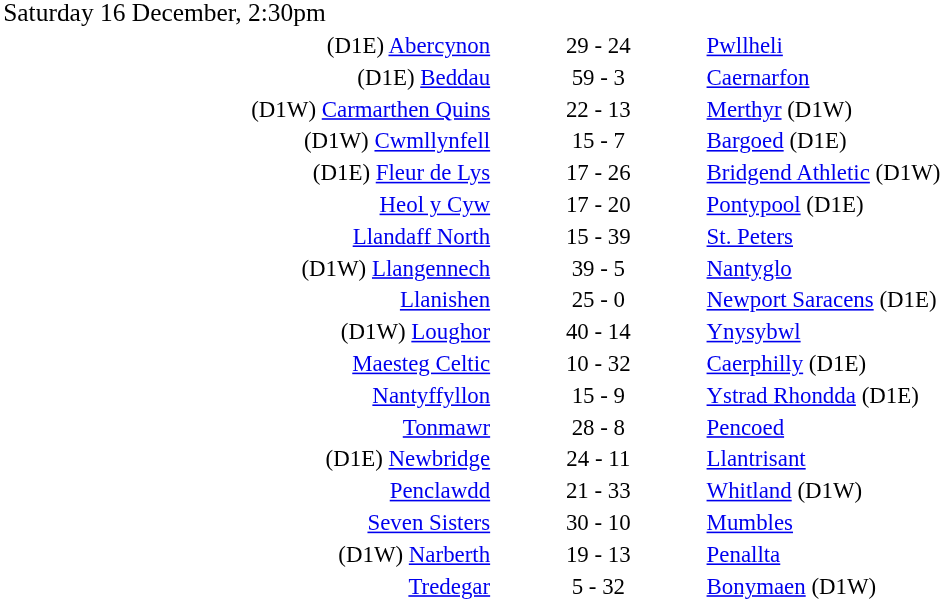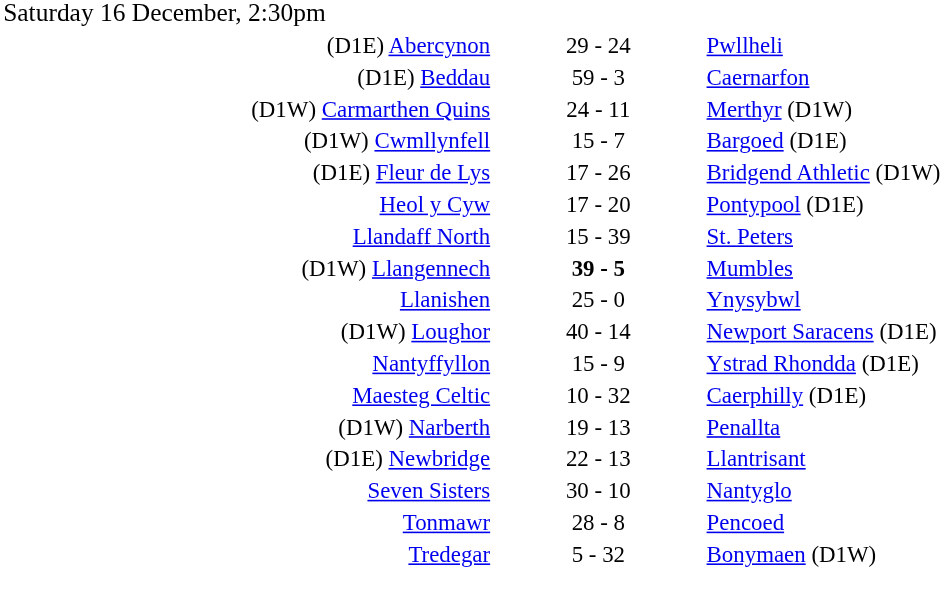(598, 109) 22 - 13 -> (598, 109) 24 - 11
(598, 268) normal -> (598, 268) bold
(749, 268) Nantyglo -> (750, 268) Mumbles
(822, 299) Newport Saracens (D1E) -> (754, 299) Ynysybwl
(754, 331) Ynysybwl -> (822, 331) Newport Saracens (D1E)
rows swapped: (421, 363) <-> (431, 395)
rows swapped: (414, 554) <-> (446, 427)
(598, 458) 24 - 11 -> (598, 458) 22 - 13
- row: (440, 490)
(750, 522) Mumbles -> (749, 490) Nantyglo
